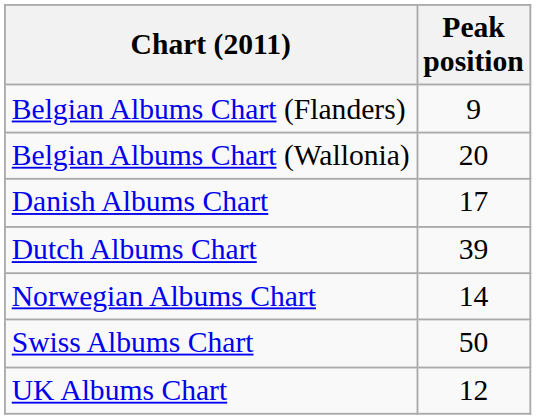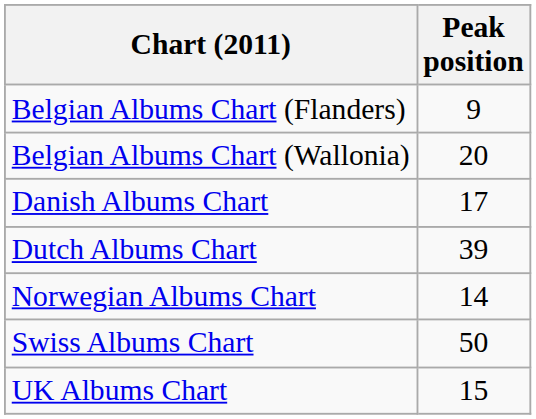(474, 389) 12 -> (474, 389) 15
